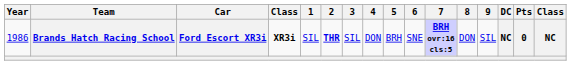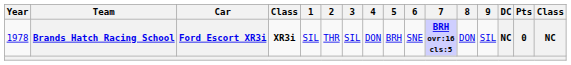(18, 38) 1986 -> (18, 38) 1978
(331, 38) bold -> (331, 38) normal
